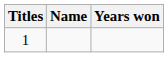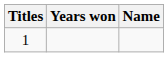columns swapped: (69, 16) <-> (127, 16)
